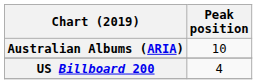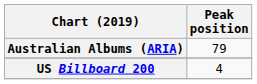(219, 48) 10 -> (219, 48) 79
